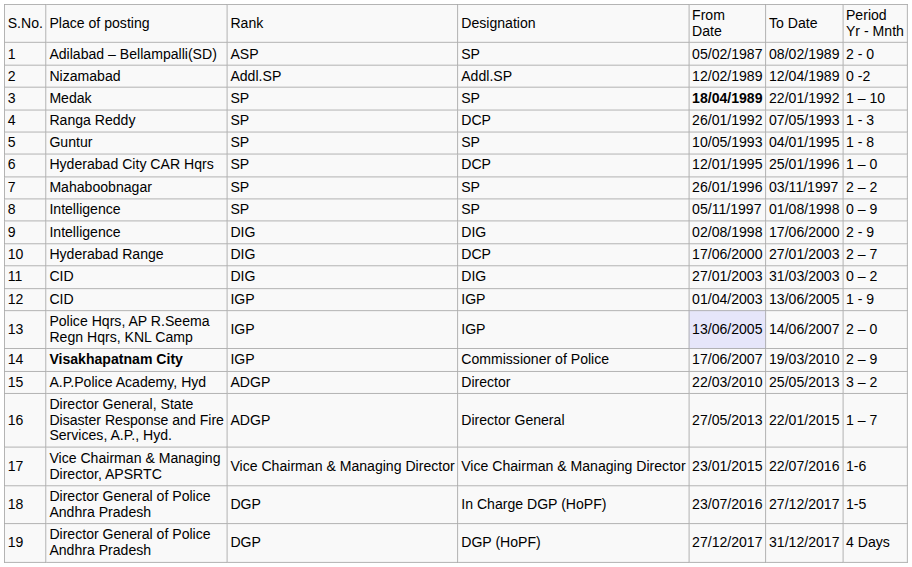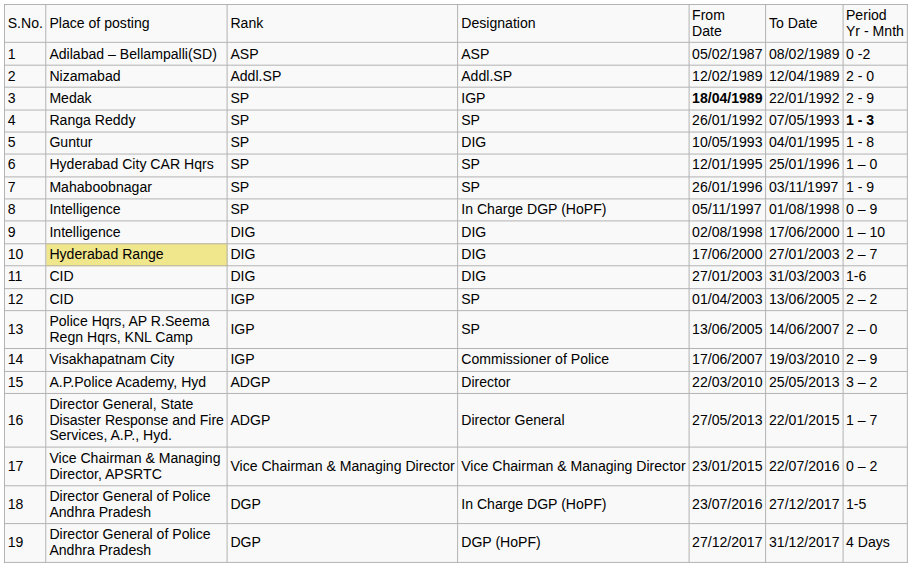(471, 53) SP -> (475, 53) ASP
(860, 53) 2 - 0 -> (858, 53) 0 -2
(858, 76) 0 -2 -> (860, 76) 2 - 0
(471, 98) SP -> (473, 98) IGP
(866, 98) 1 – 10 -> (860, 98) 2 - 9
(476, 120) DCP -> (471, 120) SP
(860, 120) normal -> (860, 120) bold
(471, 143) SP -> (474, 143) DIG
(476, 165) DCP -> (471, 165) SP
(862, 187) 2 – 2 -> (860, 187) 1 - 9
(471, 210) SP -> (534, 210) In Charge DGP (HoPF)
(860, 232) 2 - 9 -> (866, 232) 1 – 10
(107, 254) no background -> (107, 254) khaki background
(476, 254) DCP -> (474, 254) DIG
(862, 277) 0 – 2 -> (856, 277) 1-6
(473, 299) IGP -> (471, 299) SP
(860, 299) 1 - 9 -> (862, 299) 2 – 2
(473, 329) IGP -> (471, 329) SP
(727, 329) lavender background -> (727, 329) no background
(116, 359) bold -> (112, 359) normal
(856, 466) 1-6 -> (862, 466) 0 – 2
